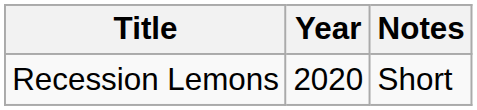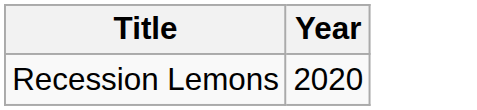- column: (421, 29)
